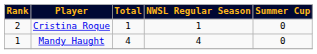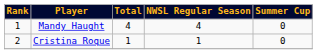rows swapped: (71, 42) <-> (71, 27)
